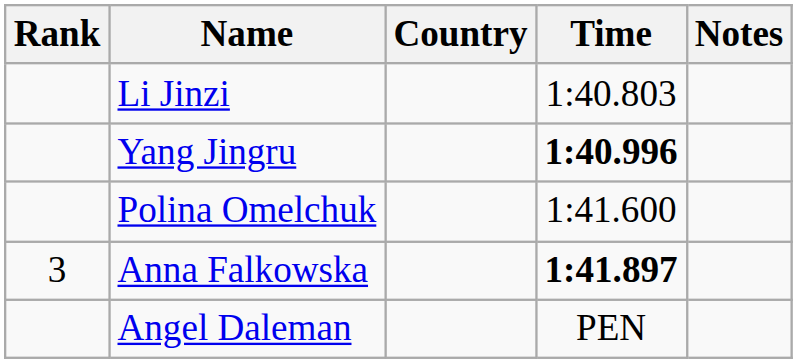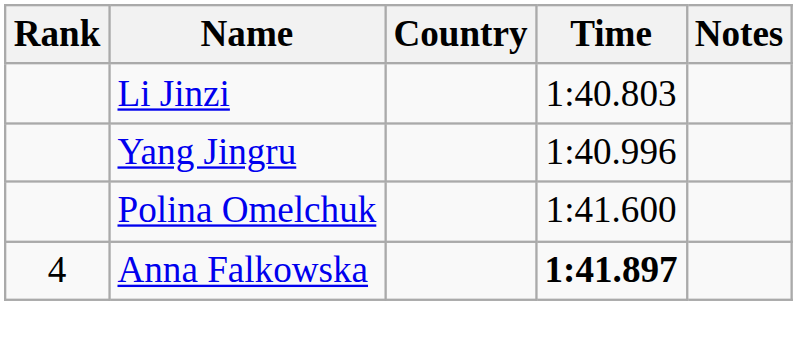(611, 151) bold -> (611, 151) normal
(57, 269) 3 -> (57, 269) 4
- row: (234, 328)
